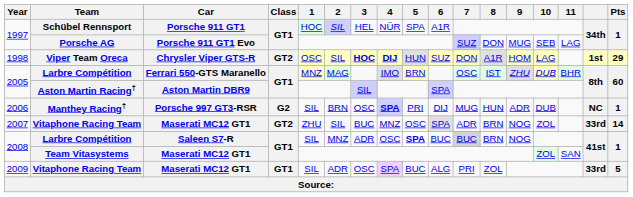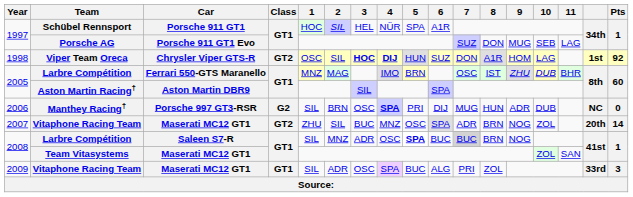(618, 57) 29 -> (618, 57) 92
(618, 107) 1 -> (618, 107) 0
(596, 123) 33rd -> (596, 123) 20th
(618, 169) 5 -> (618, 169) 3
